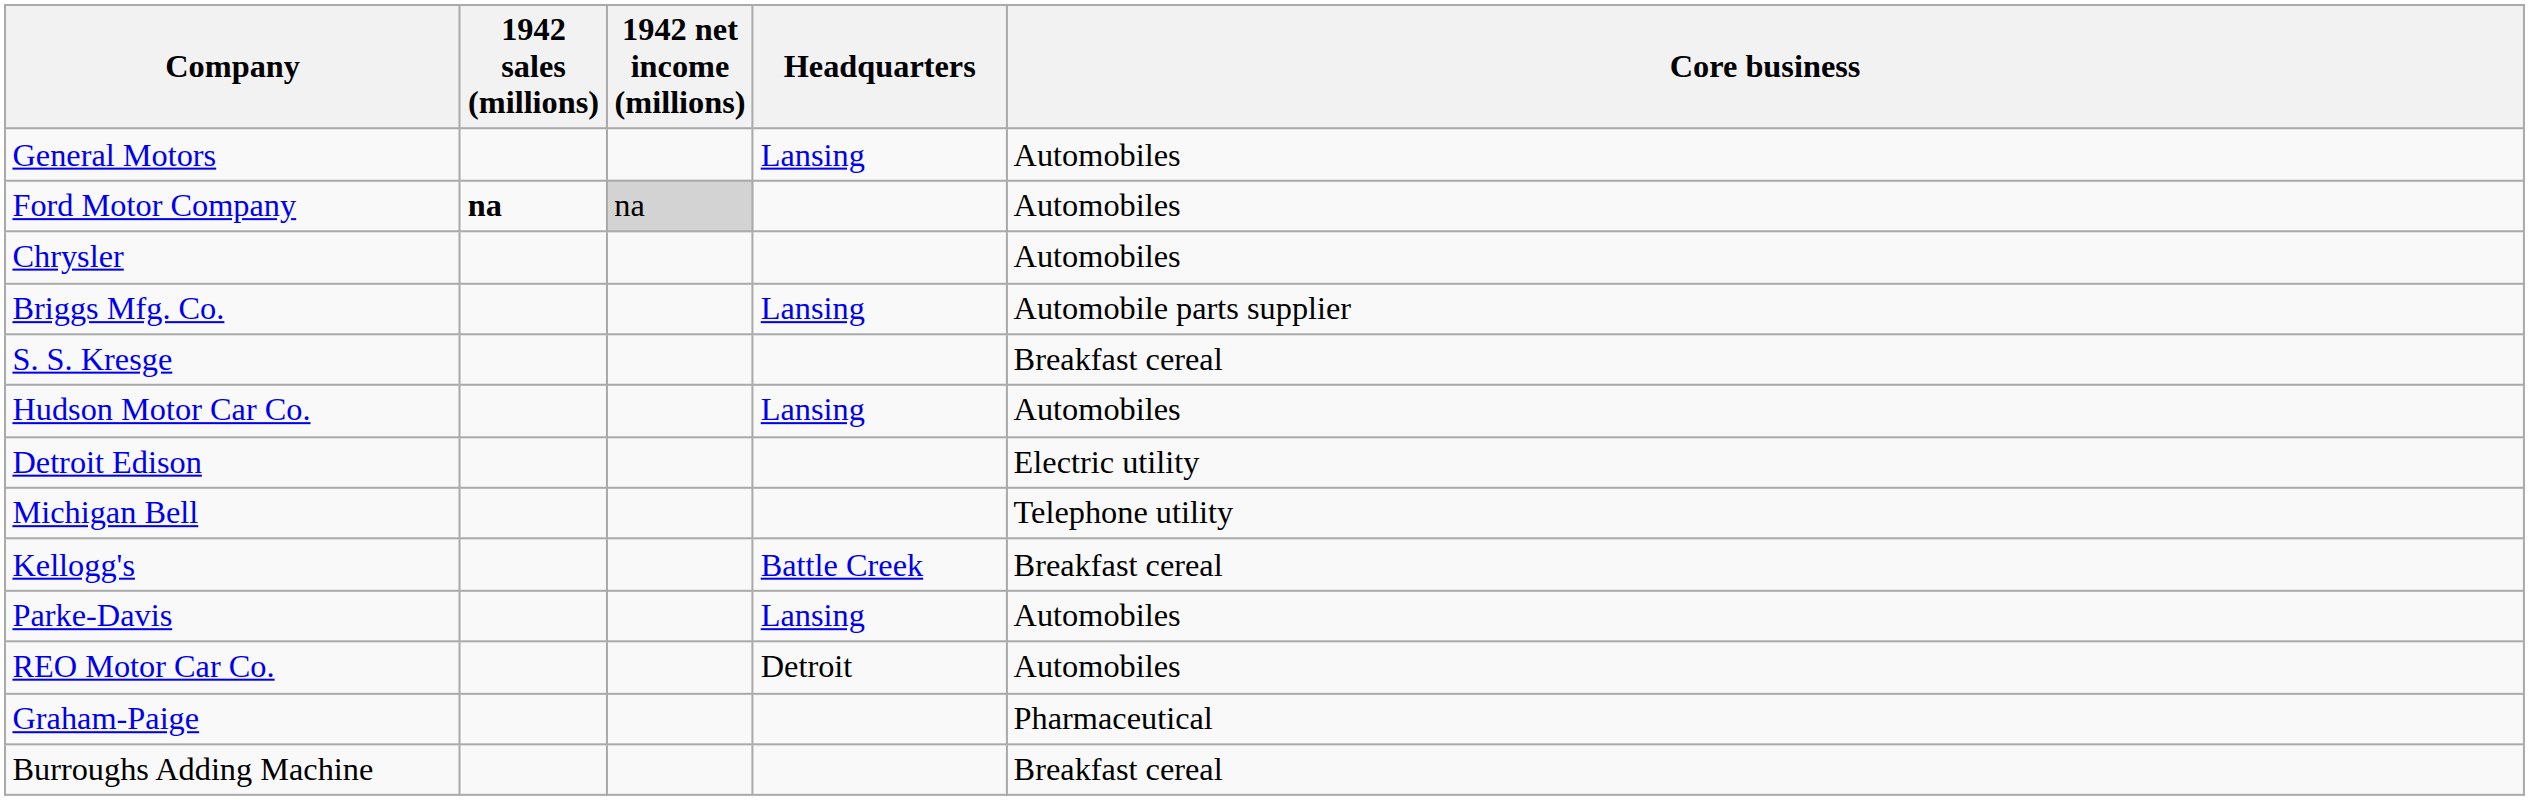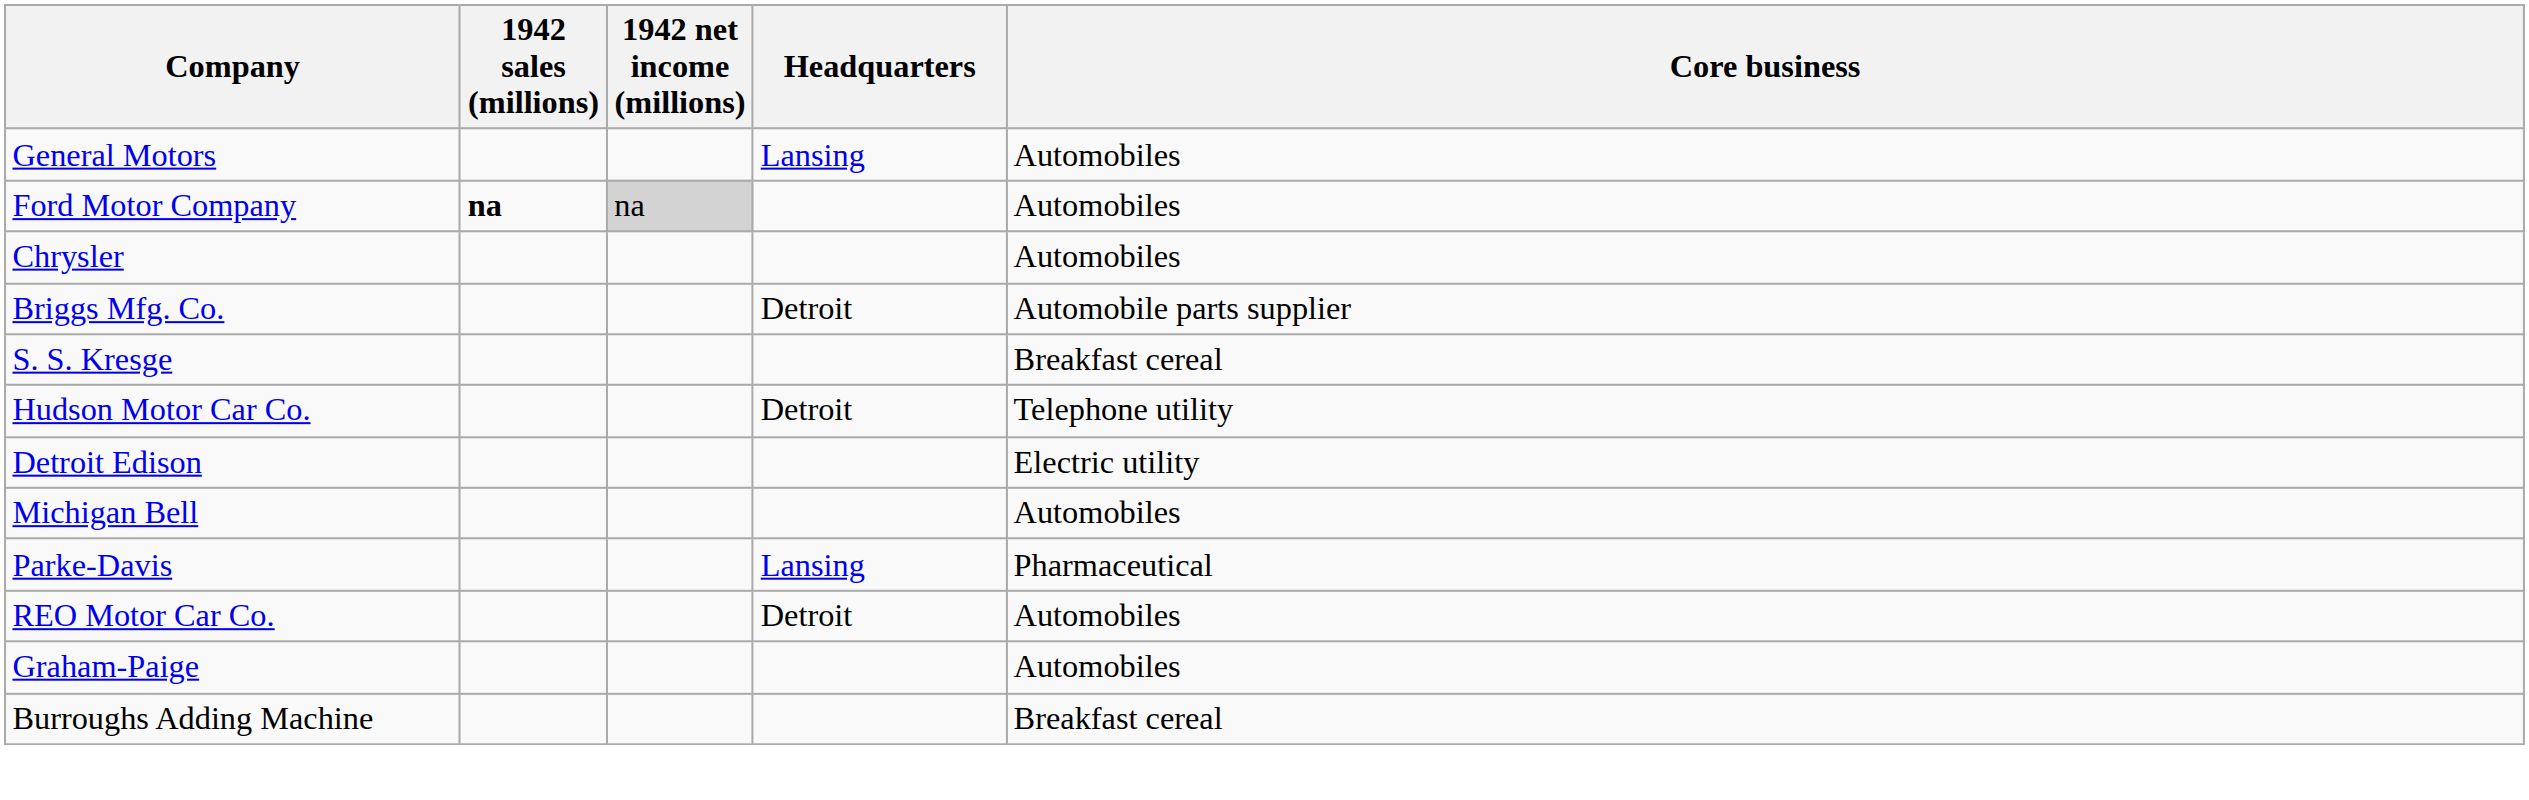(813, 307) Lansing -> (806, 307) Detroit
(813, 410) Lansing -> (806, 410) Detroit
(1097, 410) Automobiles -> (1123, 410) Telephone utility
(1123, 512) Telephone utility -> (1097, 512) Automobiles
- row: (74, 564)
(1097, 615) Automobiles -> (1113, 564) Pharmaceutical
(1113, 717) Pharmaceutical -> (1097, 666) Automobiles
